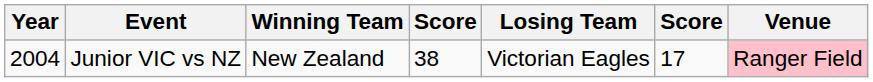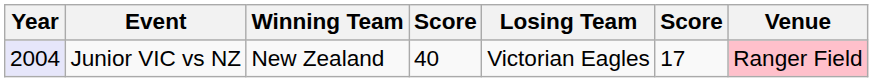(35, 58) no background -> (35, 58) lavender background
(427, 58) 38 -> (427, 58) 40
